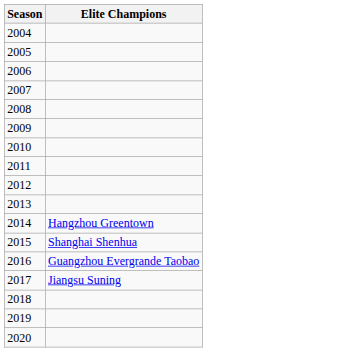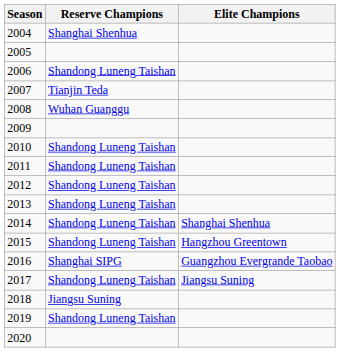+ column: (112, 14)
(101, 223) Hangzhou Greentown -> (226, 223) Shanghai Shenhua
(93, 242) Shanghai Shenhua -> (234, 242) Hangzhou Greentown
